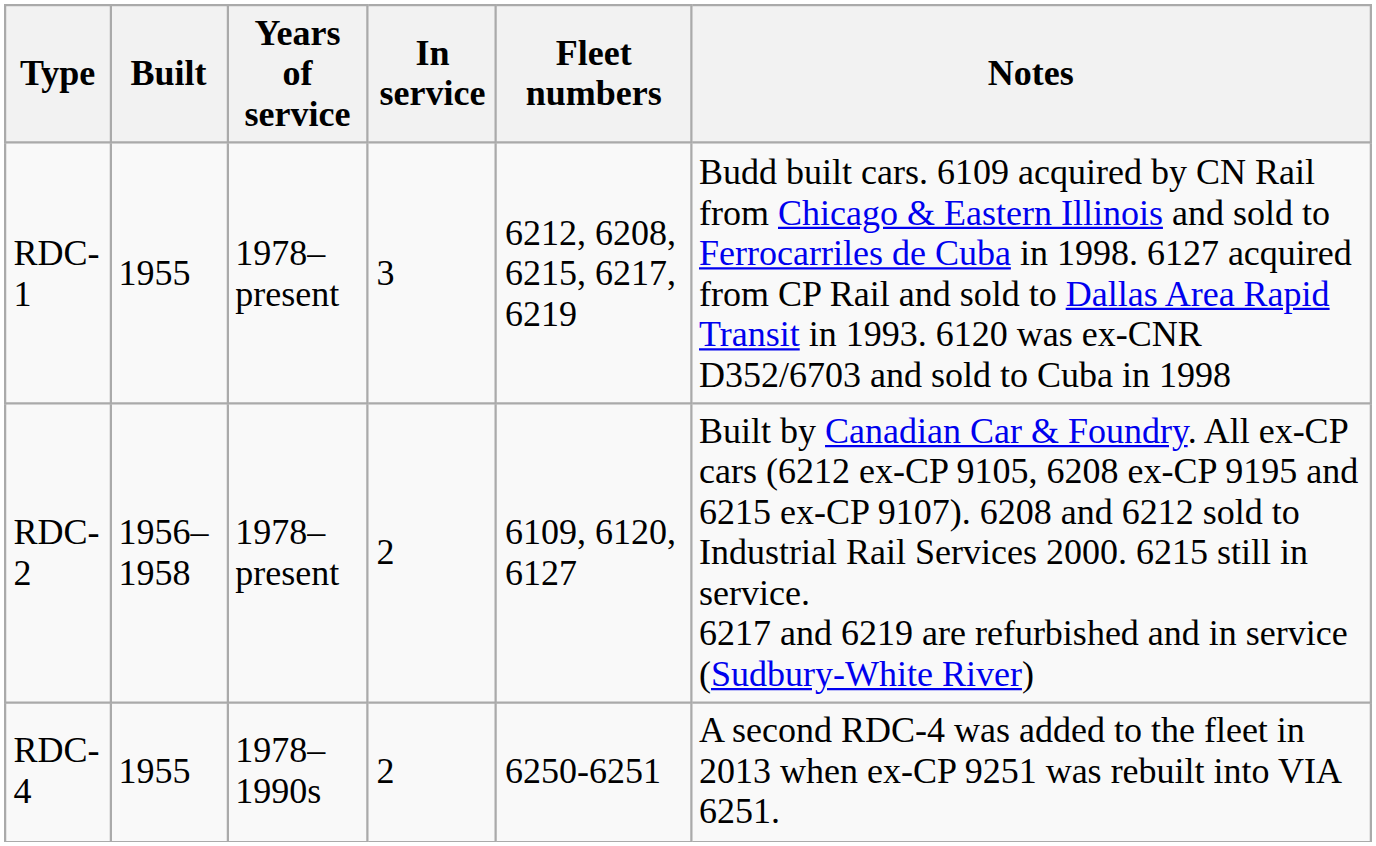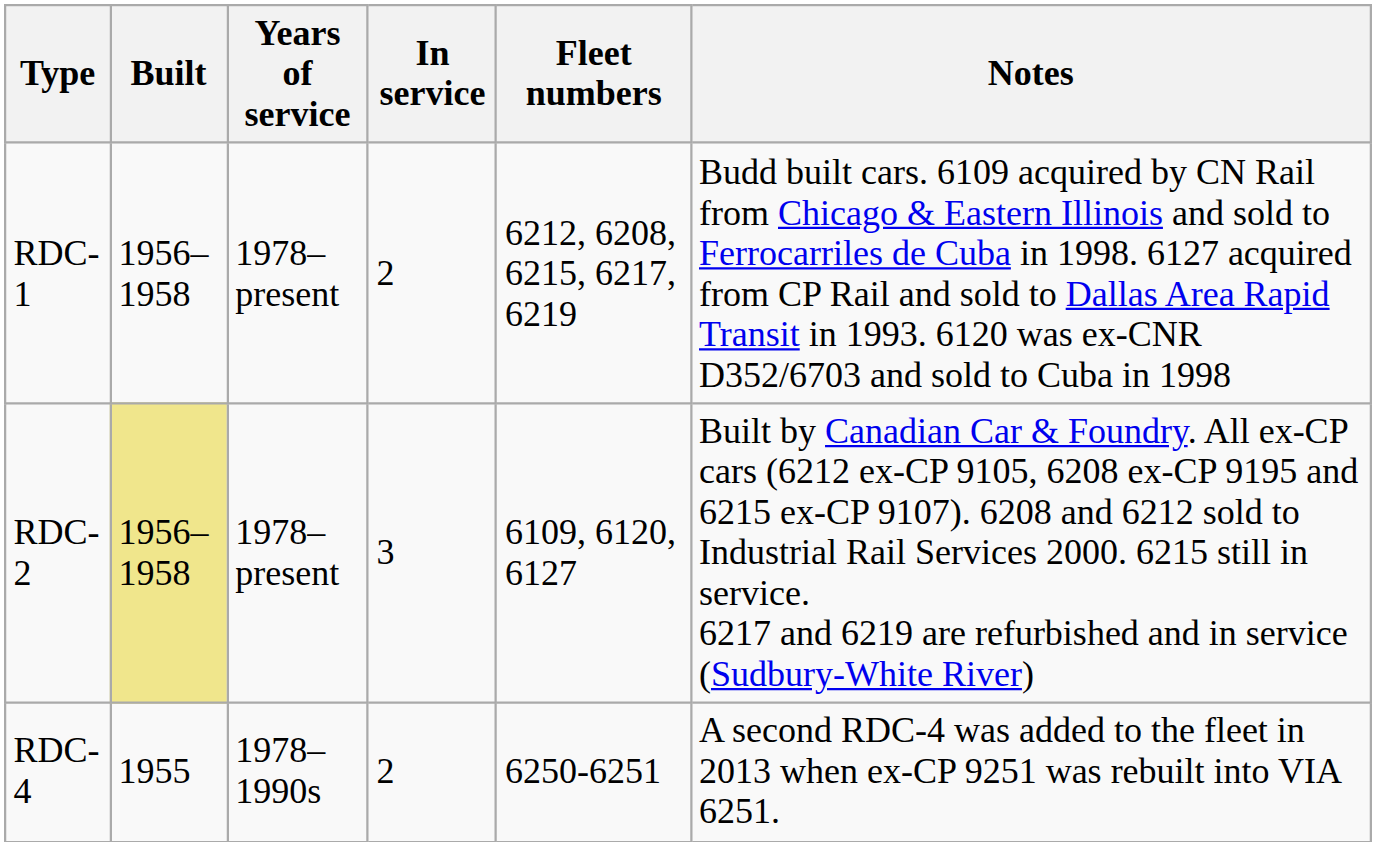(155, 272) 1955 -> (164, 272) 1956–1958
(385, 272) 3 -> (385, 272) 2
(164, 552) no background -> (164, 552) khaki background
(385, 552) 2 -> (385, 552) 3
